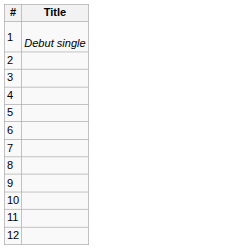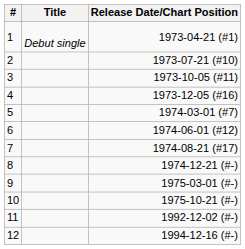+ column: (164, 13)
